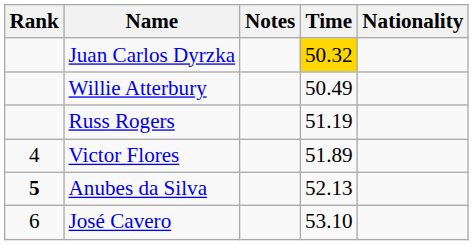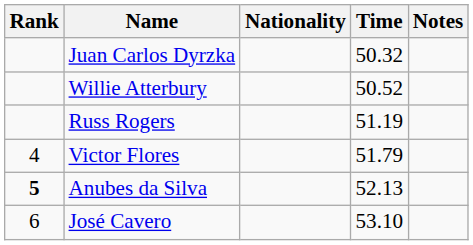columns swapped: (413, 21) <-> (270, 21)
(329, 54) gold background -> (379, 54) no background
(329, 88) 50.49 -> (379, 88) 50.52
(329, 155) 51.89 -> (379, 155) 51.79
